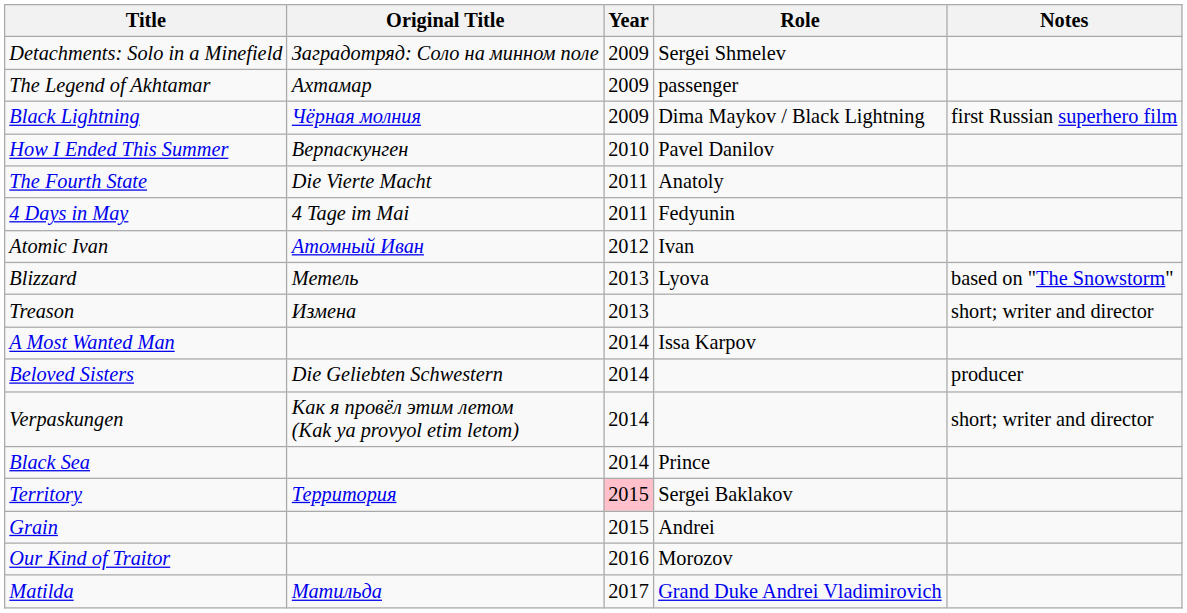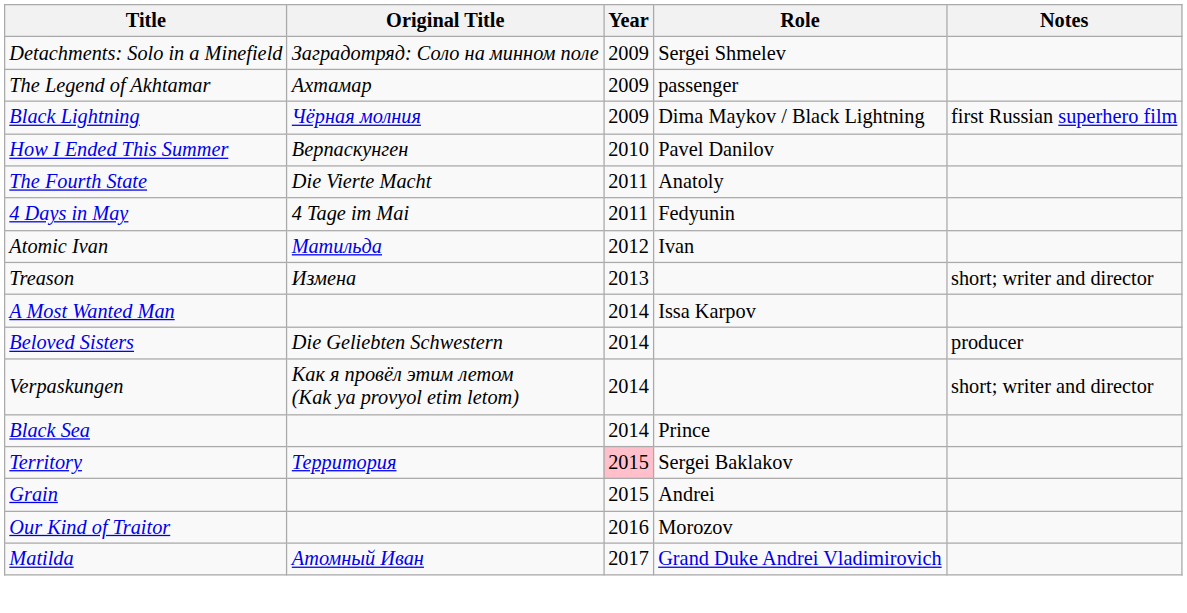(358, 246) Атомный Иван -> (337, 246) Матильда
- row: (43, 278)
(337, 591) Матильда -> (358, 559) Атомный Иван
